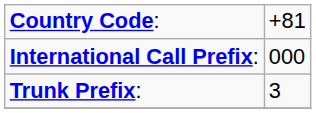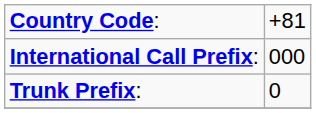(275, 90) 3 -> (275, 90) 0
